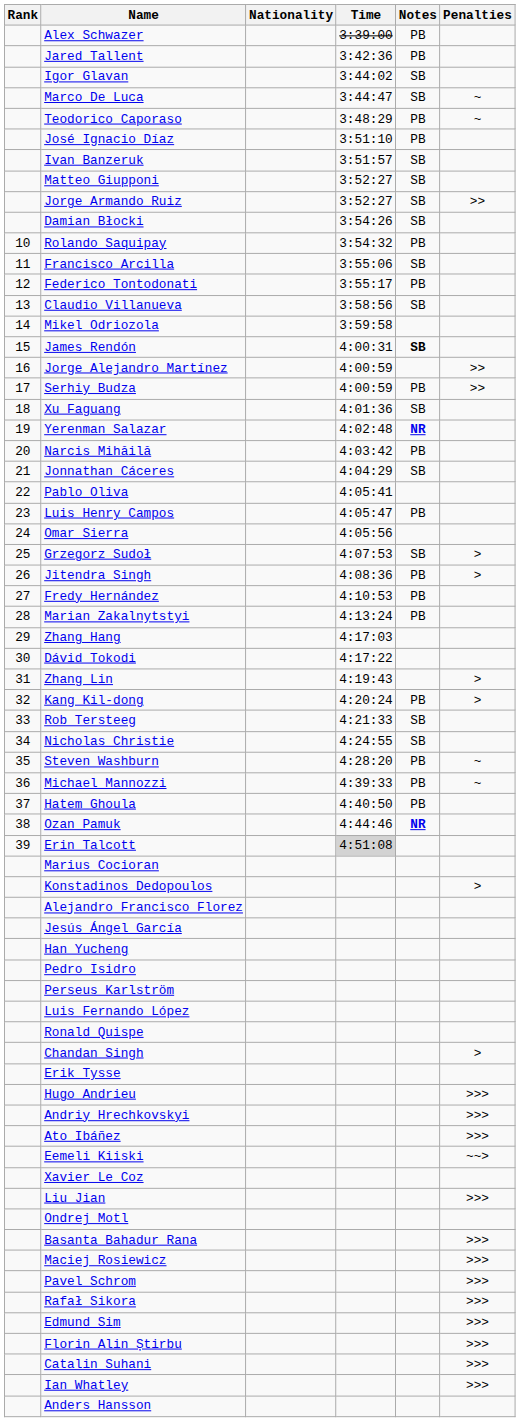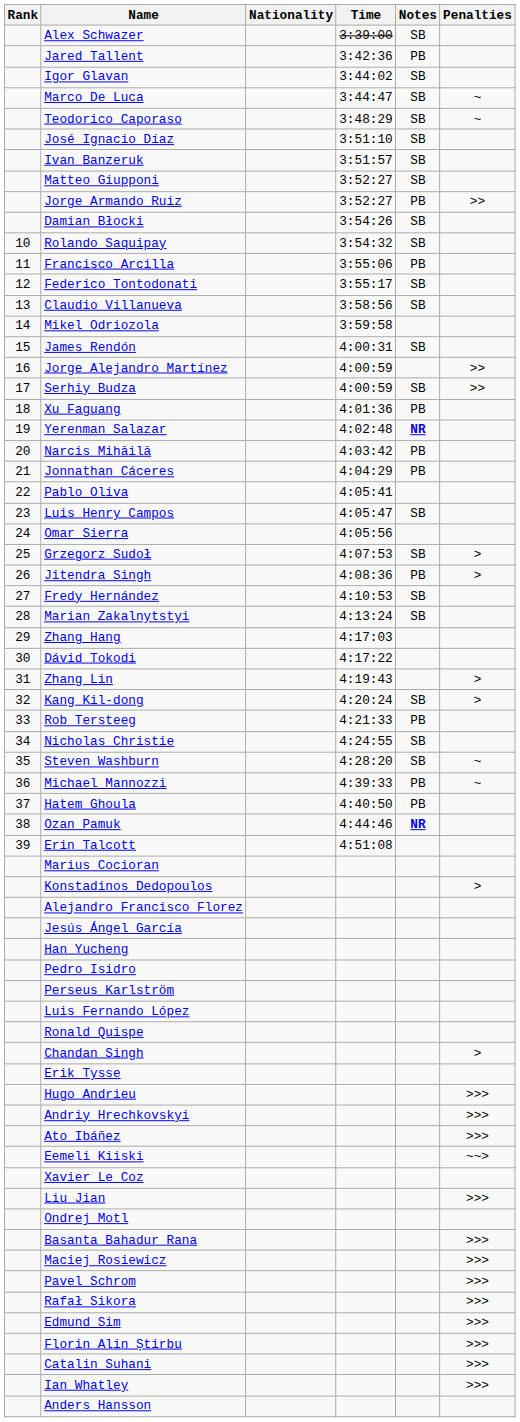(418, 36) PB -> (418, 36) SB
(418, 119) PB -> (418, 119) SB
(418, 139) PB -> (418, 139) SB
(418, 202) SB -> (418, 202) PB
(418, 243) PB -> (418, 243) SB
(418, 264) SB -> (418, 264) PB
(418, 285) PB -> (418, 285) SB
(418, 347) bold -> (418, 347) normal
(418, 389) PB -> (418, 389) SB
(418, 409) SB -> (418, 409) PB
(418, 472) SB -> (418, 472) PB
(418, 513) PB -> (418, 513) SB
(418, 596) PB -> (418, 596) SB
(418, 617) PB -> (418, 617) SB
(418, 700) PB -> (418, 700) SB
(418, 721) SB -> (418, 721) PB
(418, 762) PB -> (418, 762) SB
(366, 845) lightgrey background -> (366, 845) no background
